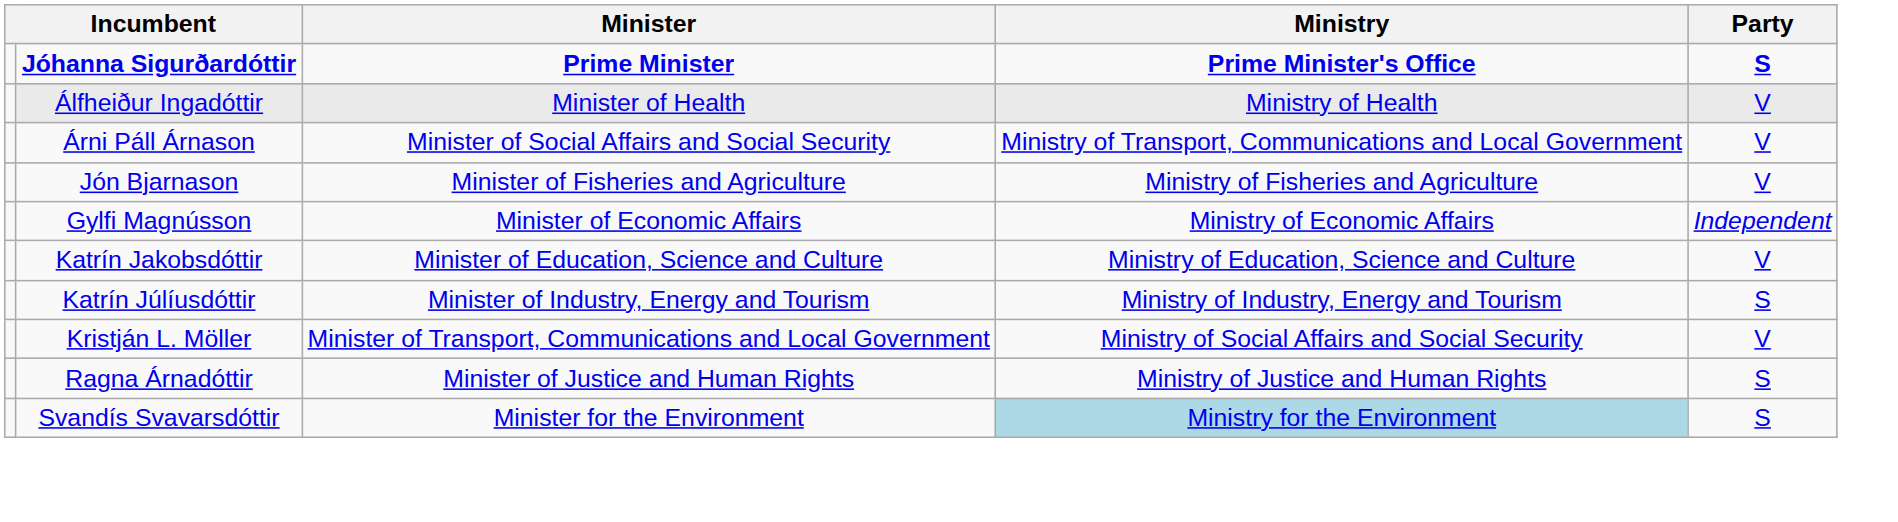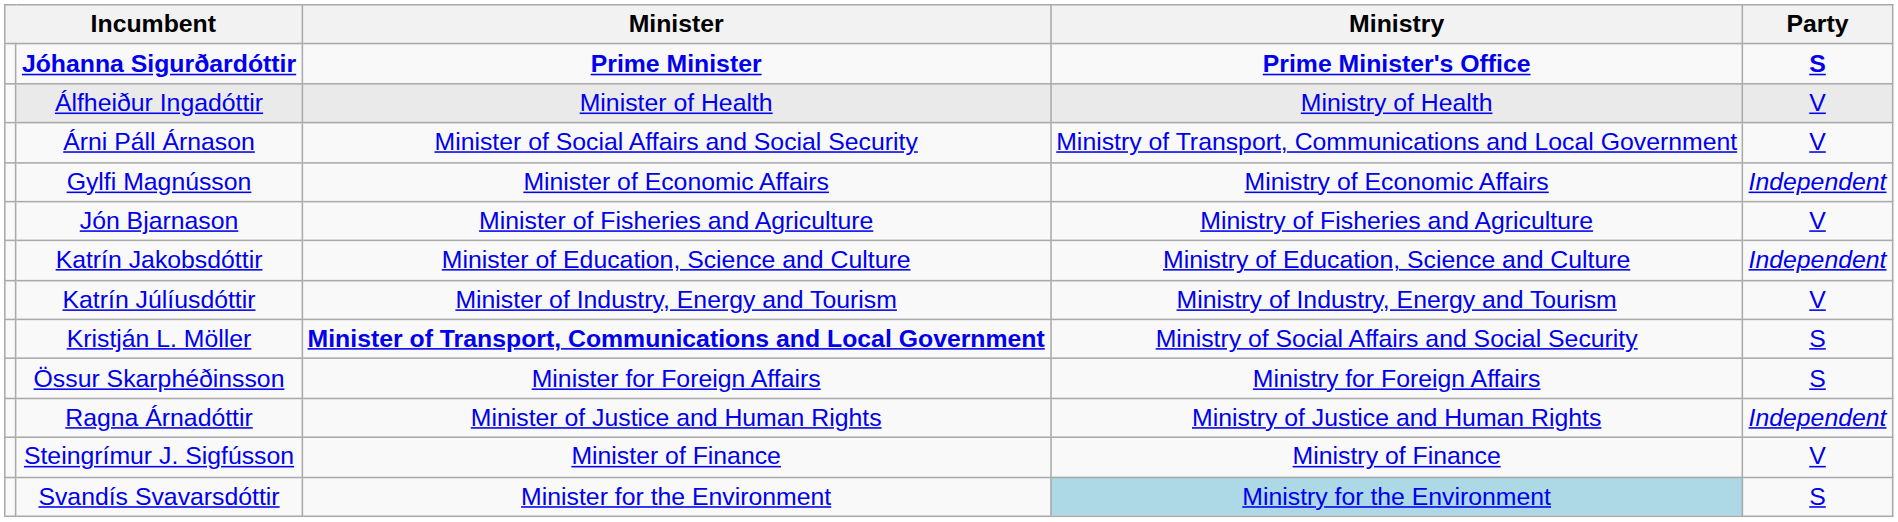rows swapped: (159, 220) <-> (159, 181)
(1763, 260) V -> (1818, 260) Independent
(1763, 299) S -> (1818, 299) V
(649, 338) normal -> (676, 338) bold
(1763, 338) V -> (1818, 338) S
+ row: (159, 378)
(1763, 378) S -> (1818, 417) Independent
+ row: (159, 456)
